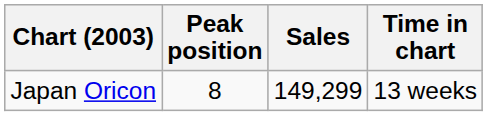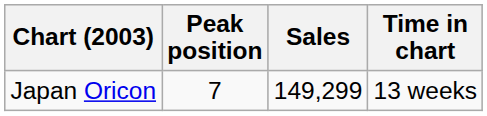(215, 90) 8 -> (215, 90) 7
